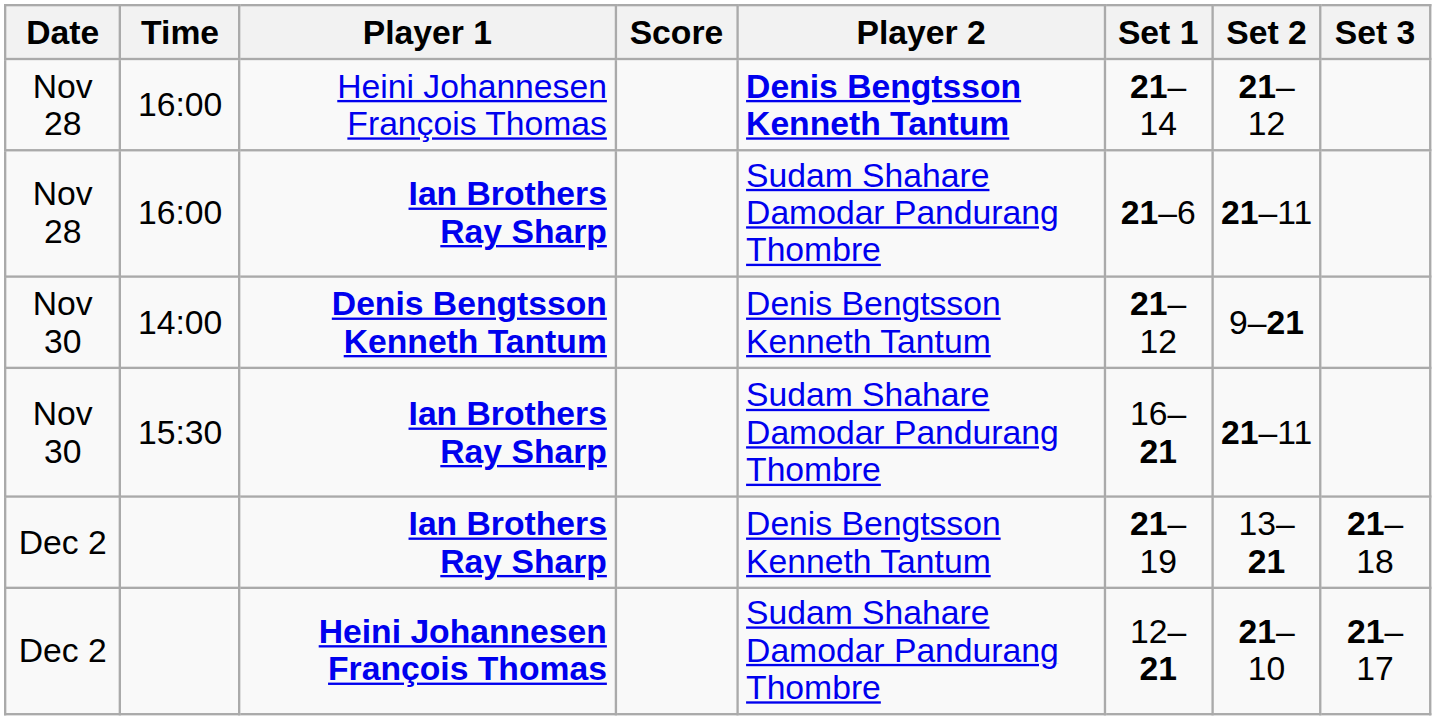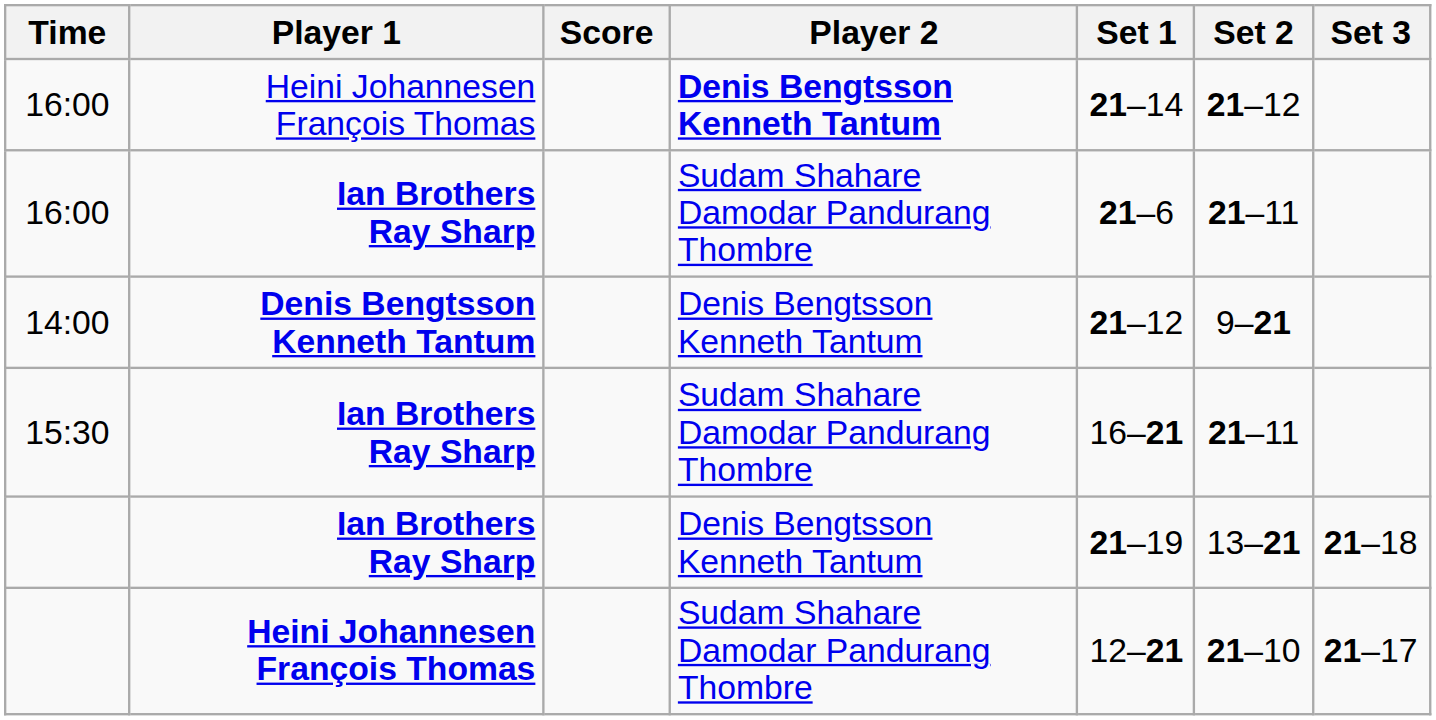- column: (63, 32)
